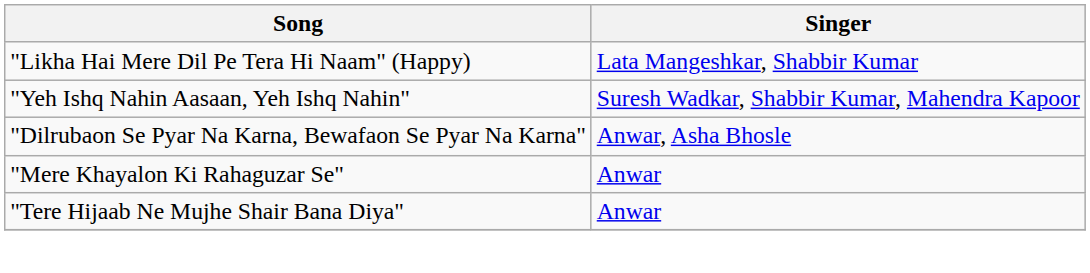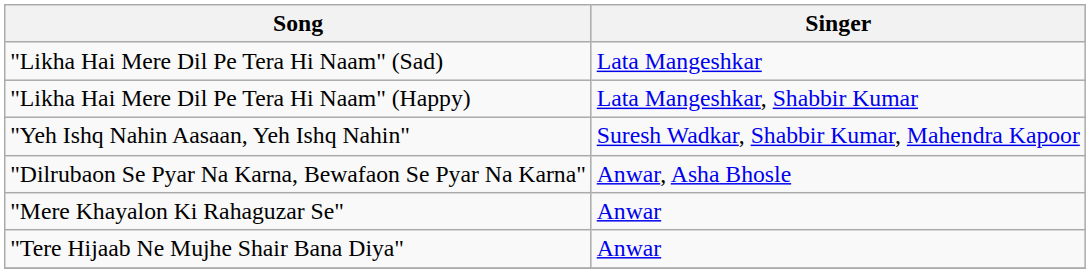+ row: (227, 60)
